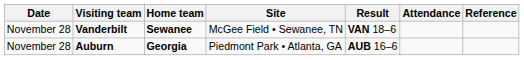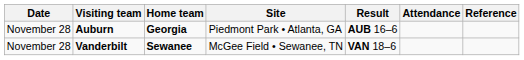rows swapped: (94, 47) <-> (101, 30)
